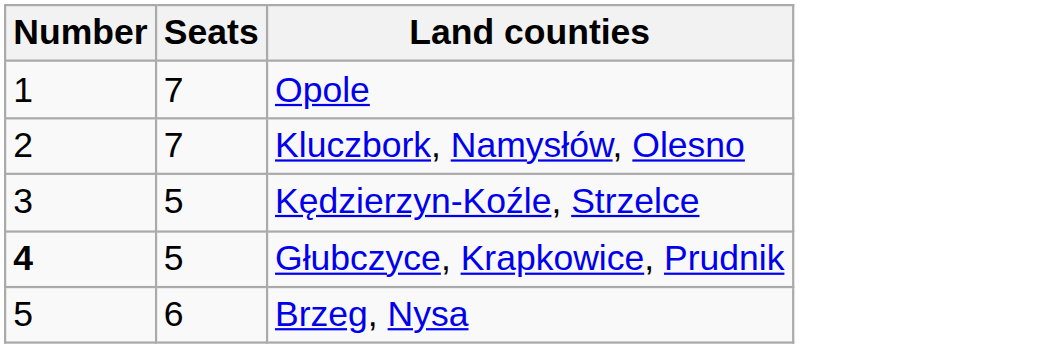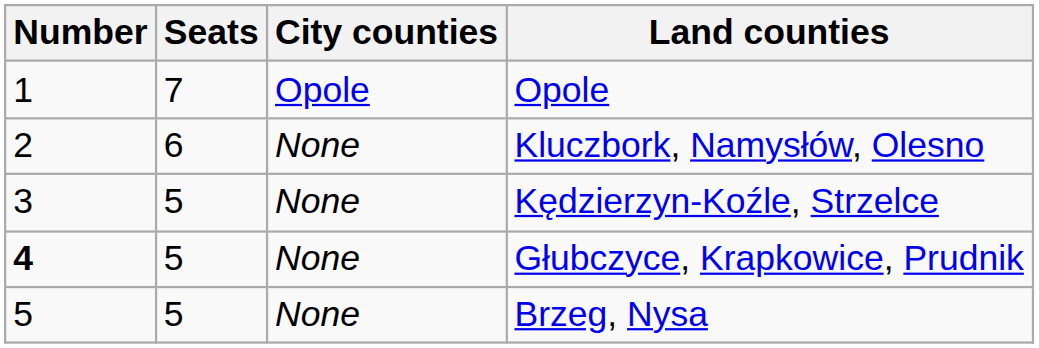+ column: (387, 32)
(174, 145) 7 -> (174, 145) 6
(174, 314) 6 -> (174, 314) 5
